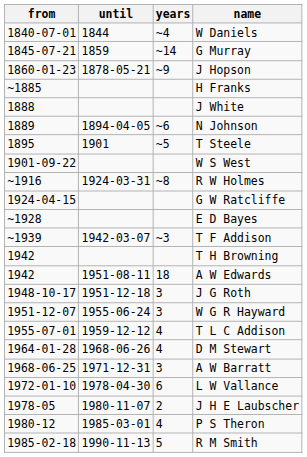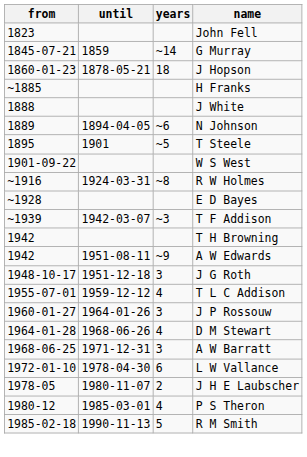+ row: (227, 32)
- row: (227, 32)
(163, 70) ~9 -> (163, 70) 18
- row: (240, 200)
(163, 275) 18 -> (163, 256) ~9
- row: (240, 312)
+ row: (234, 312)
